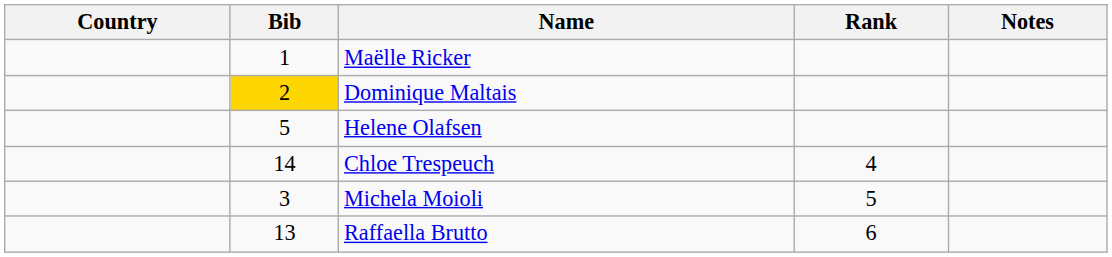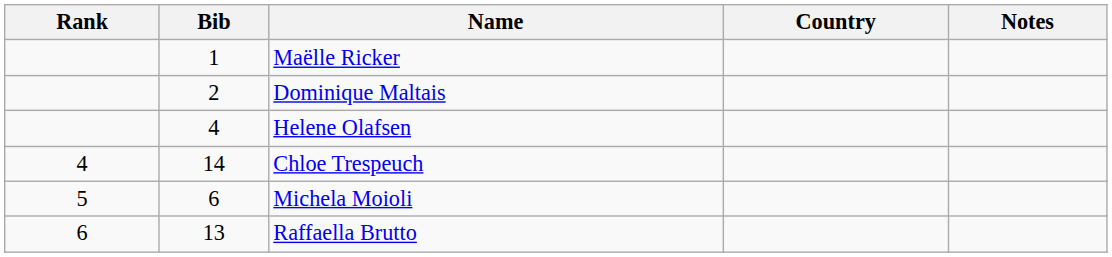columns swapped: (871, 22) <-> (117, 22)
(285, 92) gold background -> (214, 92) no background
(285, 127) 5 -> (214, 127) 4
(285, 198) 3 -> (214, 198) 6
